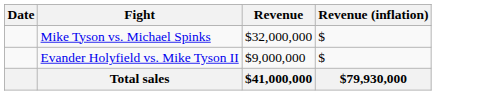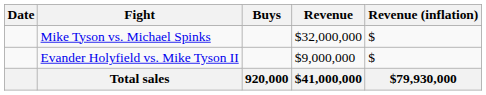+ column: (267, 15)
